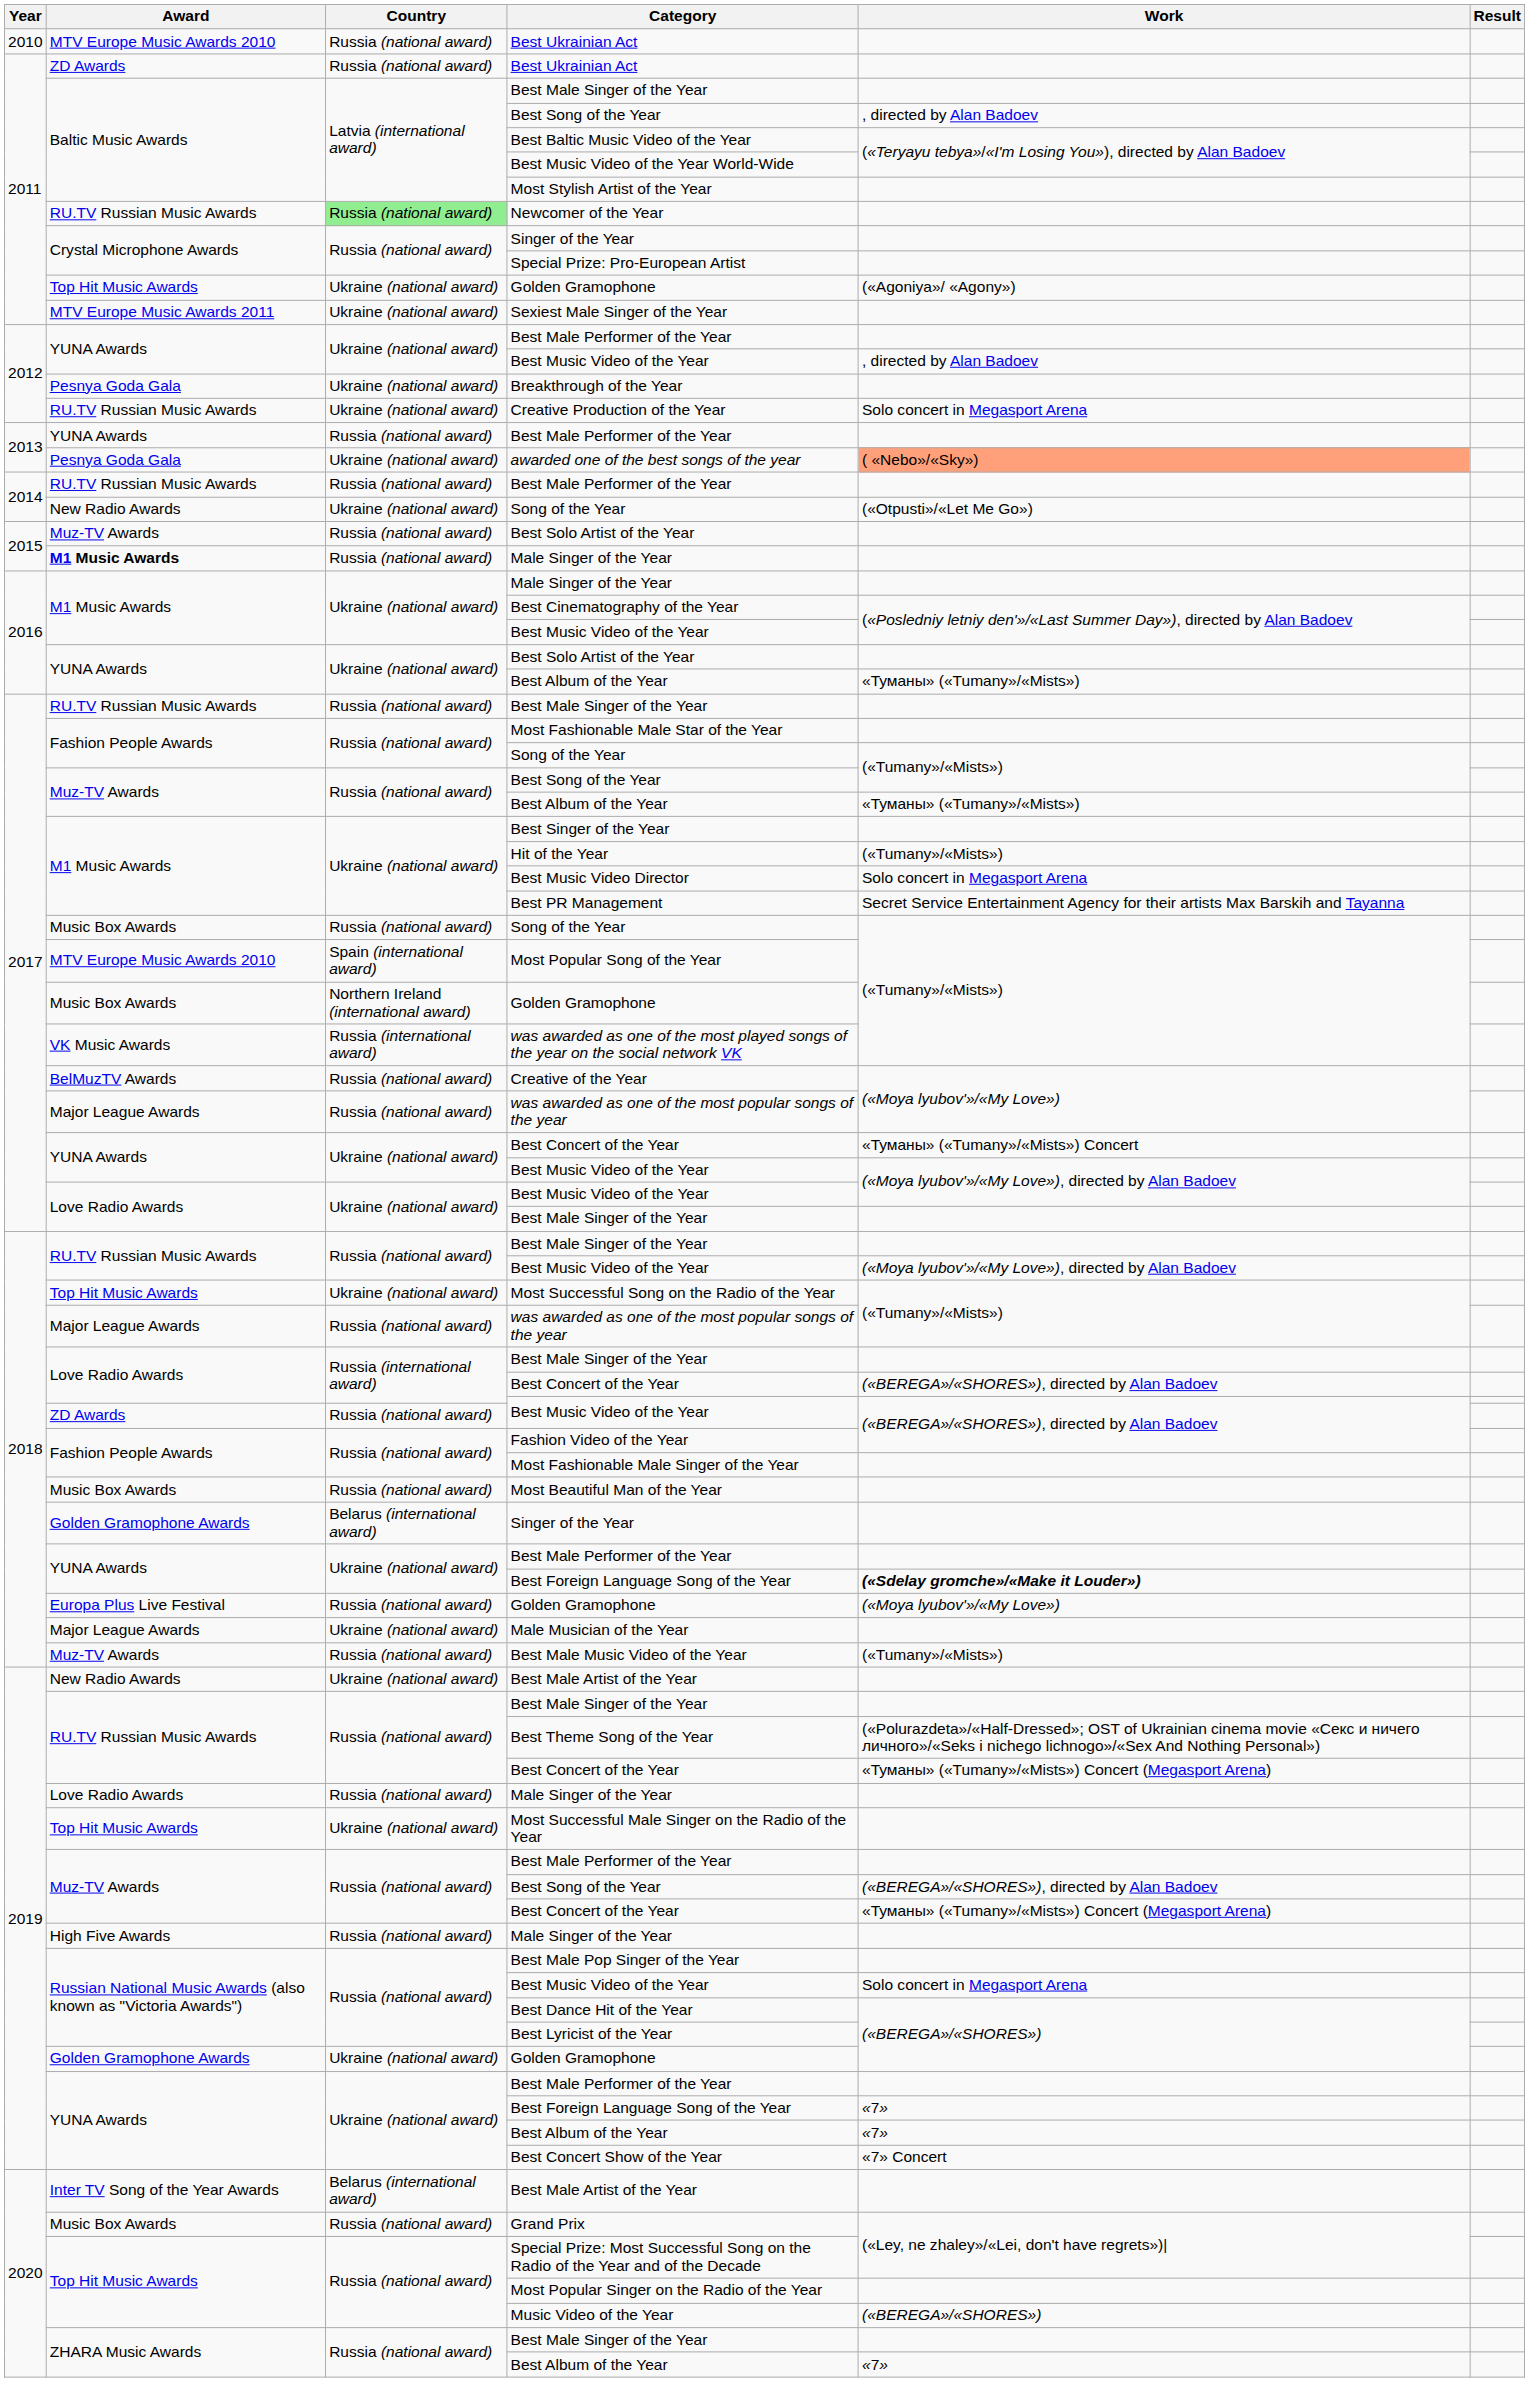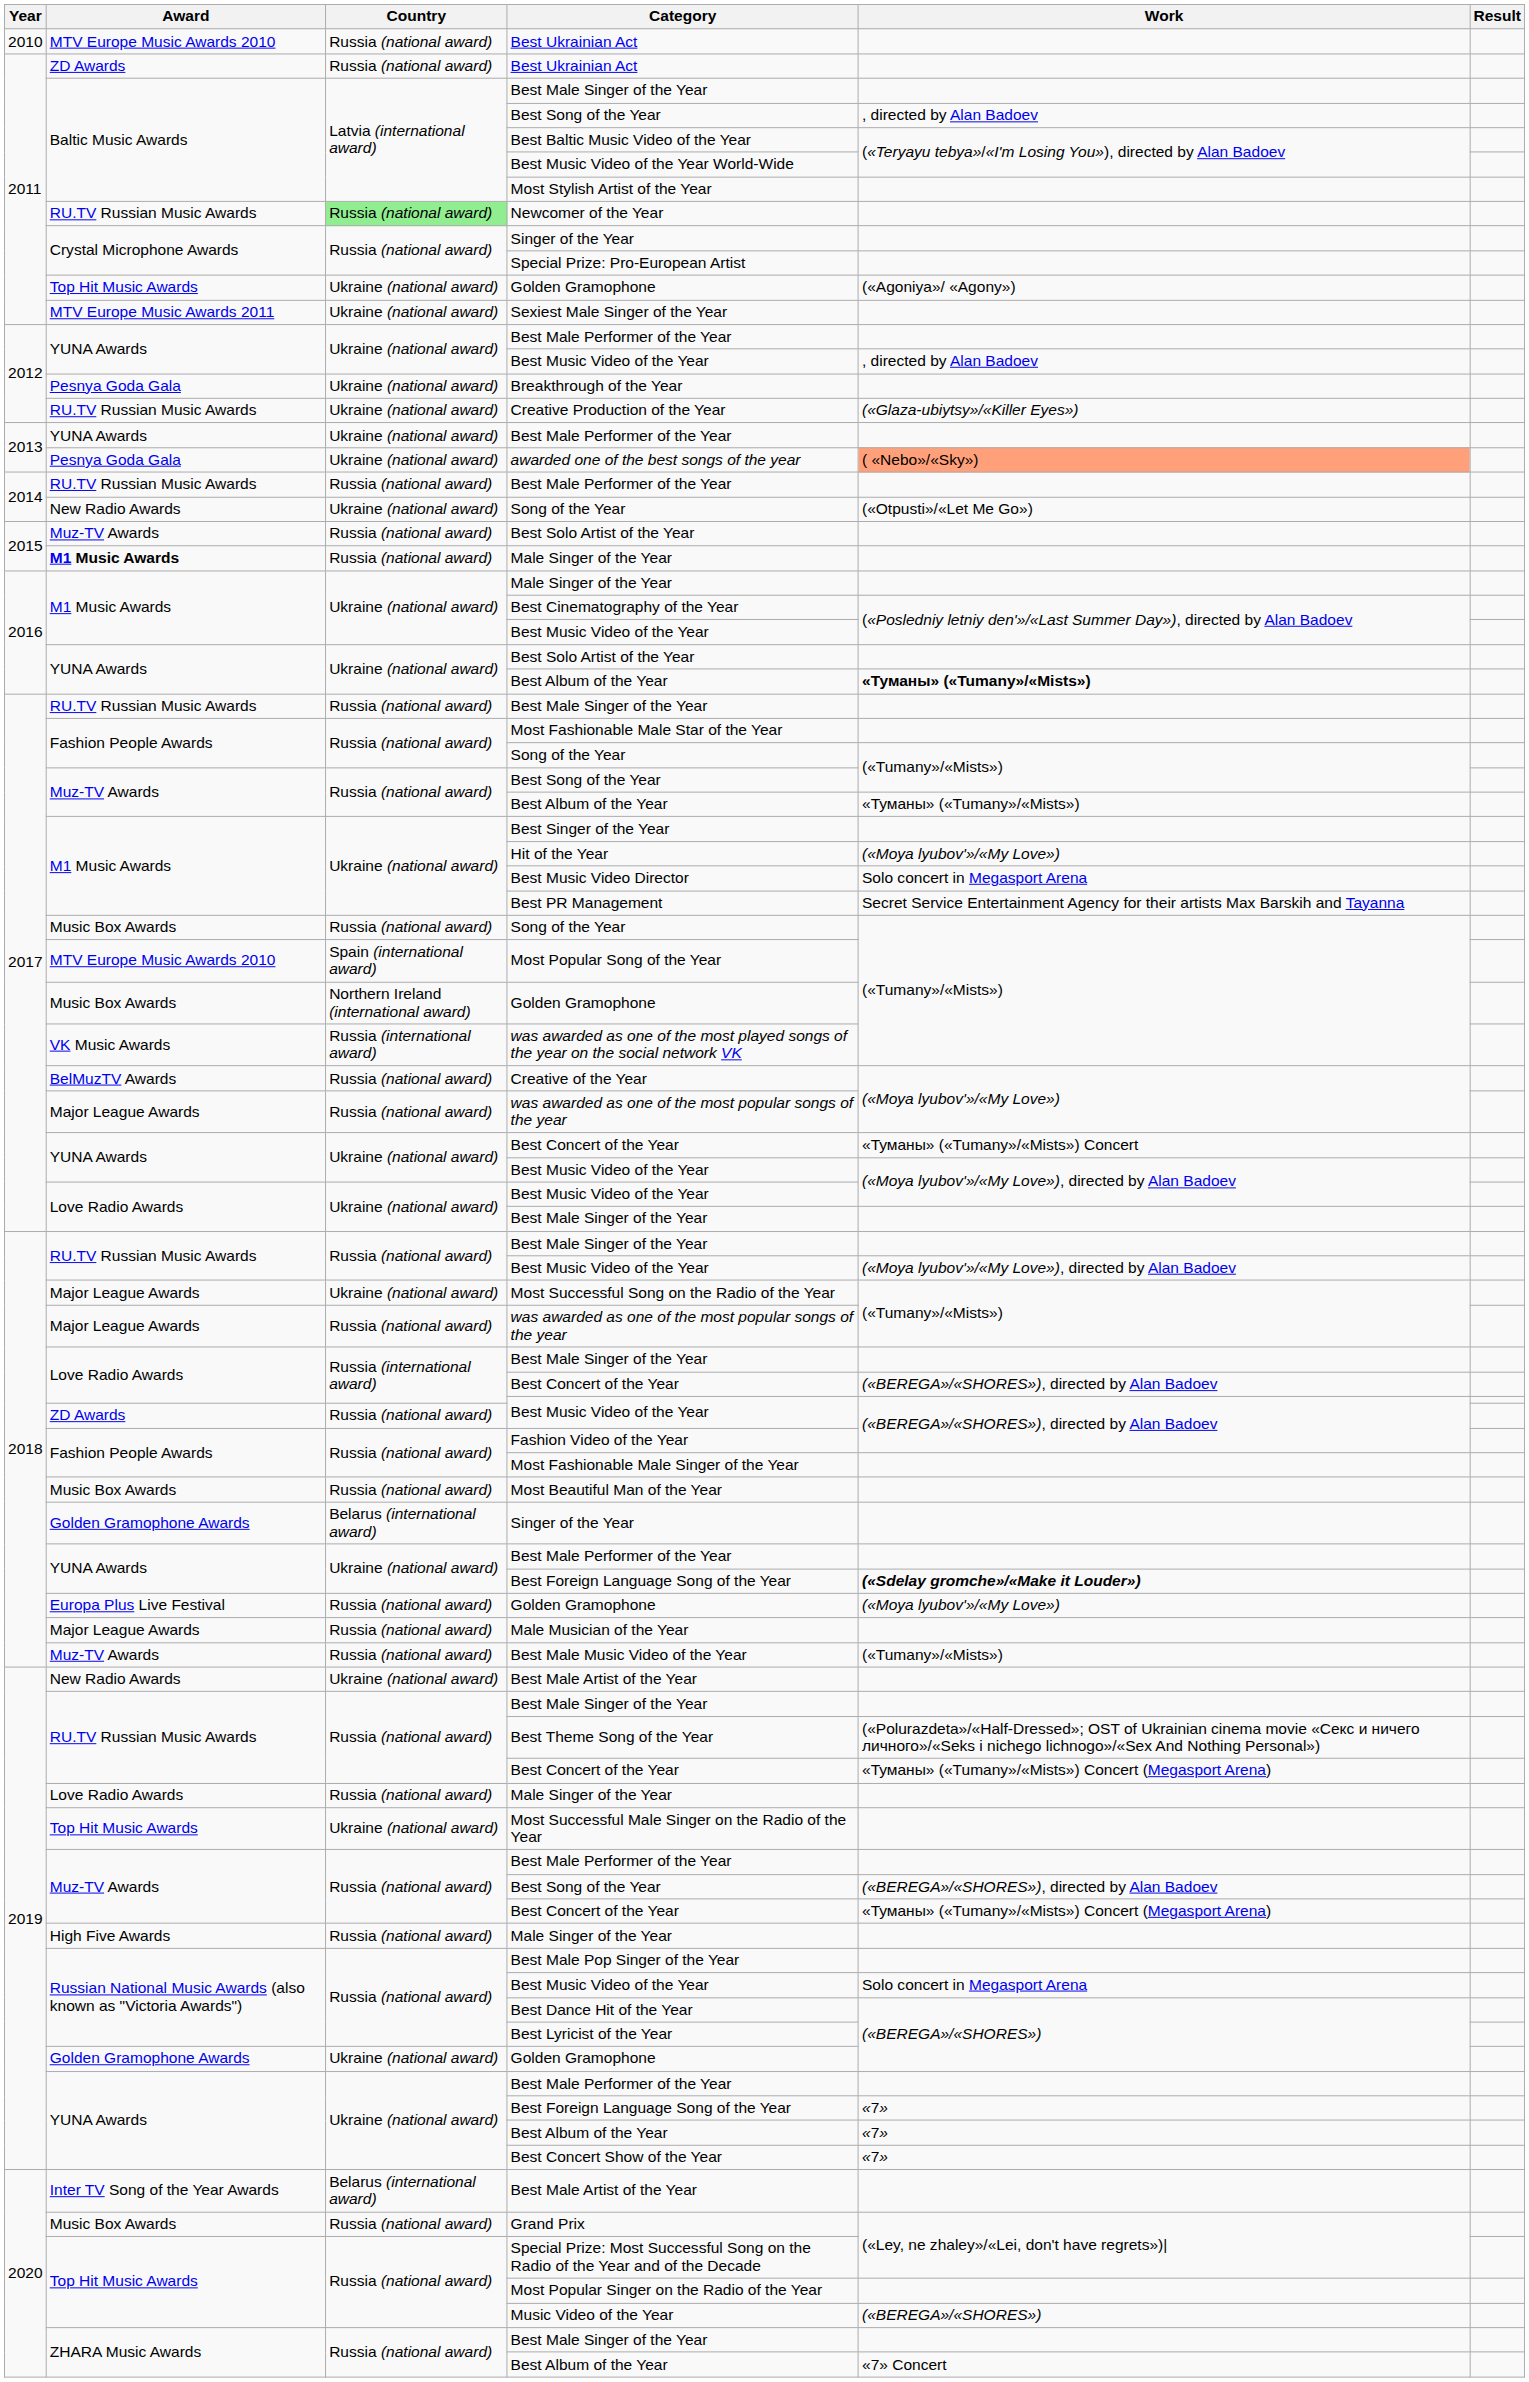(975, 410) Solo concert in Megasport Arena -> (970, 410) («Glaza-ubiytsy»/«Killer Eyes»)
(411, 435) Russia (national award) -> (414, 435) Ukraine (national award)
(971, 681) normal -> (976, 681) bold
(932, 853) («Tumany»/«Mists») -> (961, 853) («Moya lyubov'»/«My Love»)
(124, 1292) Top Hit Music Awards -> (125, 1292) Major League Awards
(414, 1630) Ukraine (national award) -> (411, 1630) Russia (national award)
(904, 2157) «7» Concert -> (875, 2157) «7»
(875, 2364) «7» -> (904, 2364) «7» Concert
